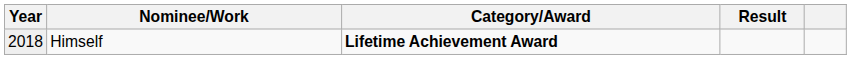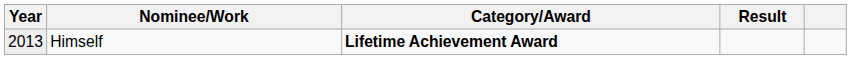(26, 41) 2018 -> (26, 41) 2013
